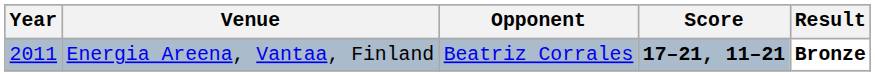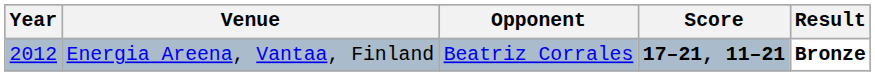(33, 54) 2011 -> (33, 54) 2012
